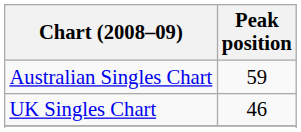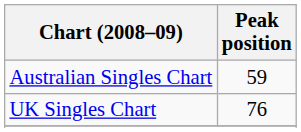(257, 109) 46 -> (257, 109) 76
